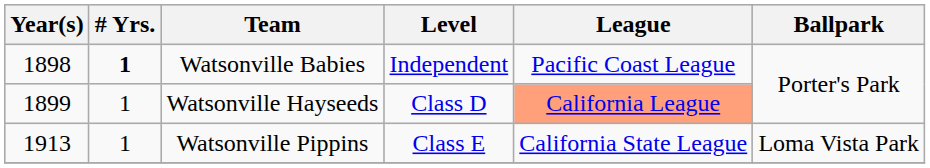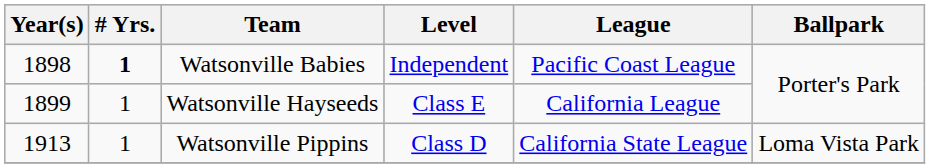(449, 103) Class D -> (449, 103) Class E
(633, 103) lightsalmon background -> (633, 103) no background
(449, 143) Class E -> (449, 143) Class D
